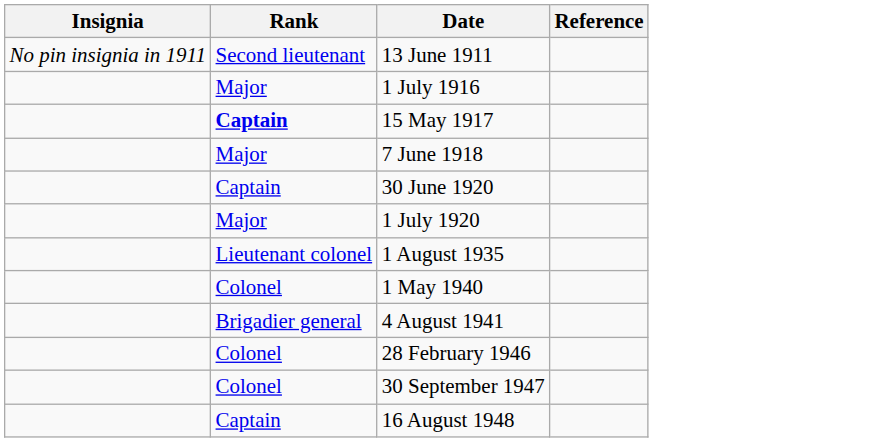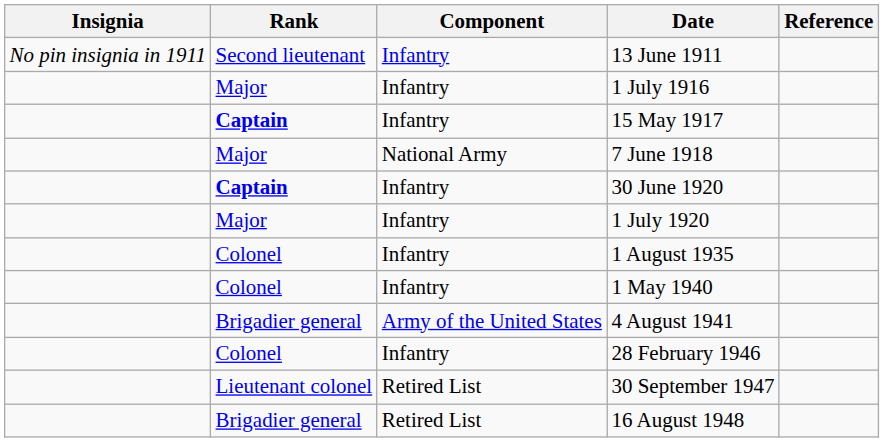+ column: (492, 21)
(248, 187) normal -> (252, 187) bold
(294, 253) Lieutenant colonel -> (249, 253) Colonel
(249, 386) Colonel -> (294, 386) Lieutenant colonel
(248, 420) Captain -> (289, 420) Brigadier general
